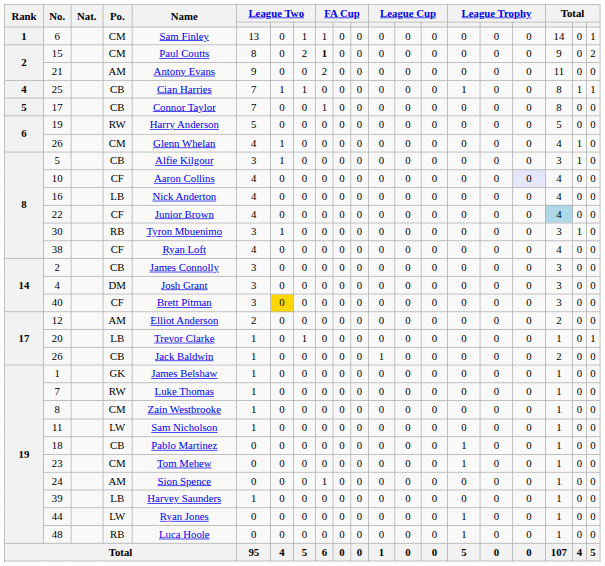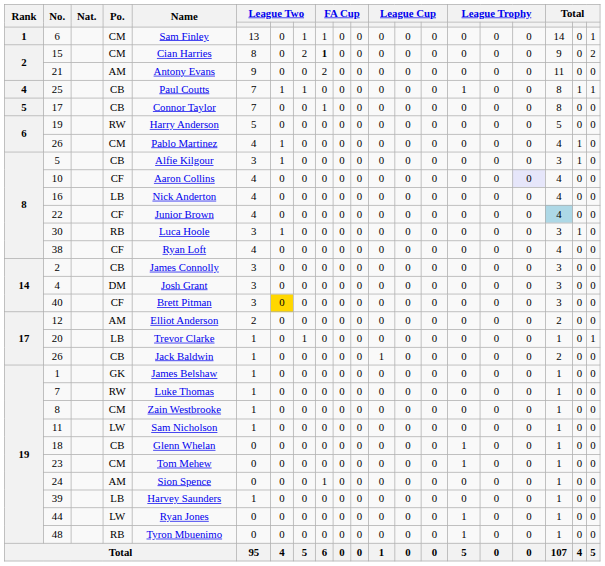(184, 54) Paul Coutts -> (184, 54) Cian Harries
(184, 89) Cian Harries -> (184, 89) Paul Coutts
(184, 143) Glenn Whelan -> (184, 143) Pablo Martinez
(184, 232) Tyron Mbuenimo -> (184, 232) Luca Hoole
(184, 445) Pablo Martinez -> (184, 445) Glenn Whelan
(184, 534) Luca Hoole -> (184, 534) Tyron Mbuenimo
